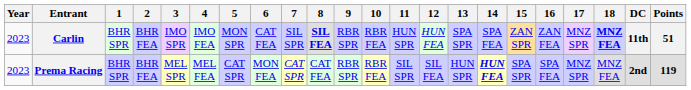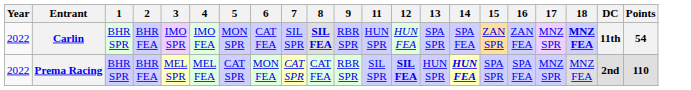- column: (376, 13)
(18, 38) 2023 -> (18, 38) 2022
(668, 38) 51 -> (641, 38) 54
(18, 69) 2023 -> (18, 69) 2022
(433, 69) normal -> (406, 69) bold
(668, 69) 119 -> (641, 69) 110
